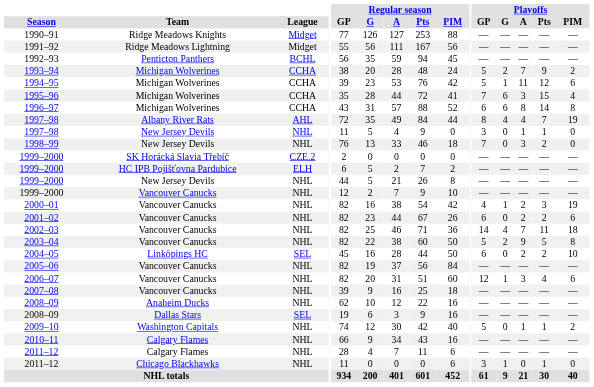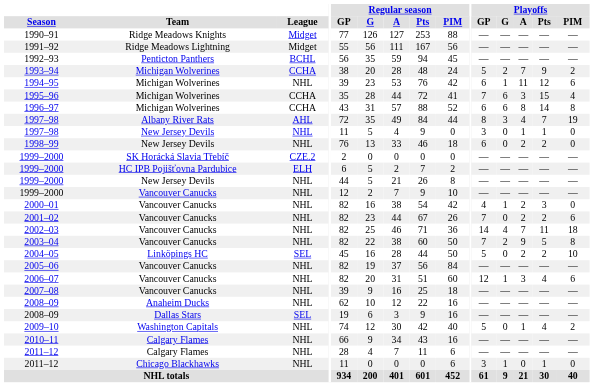(302, 83) CCHA -> (302, 83) NHL
(484, 83) 5 -> (484, 83) 6
(505, 120) 4 -> (505, 120) 3
(484, 144) 7 -> (484, 144) 6
(523, 144) 3 -> (523, 144) 2
(573, 205) 19 -> (573, 205) 0
(484, 217) 6 -> (484, 217) 7
(484, 242) 5 -> (484, 242) 7
(484, 254) 6 -> (484, 254) 5
(544, 327) 1 -> (544, 327) 4
